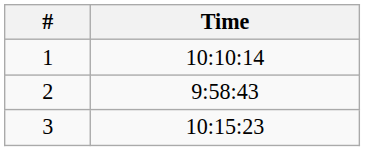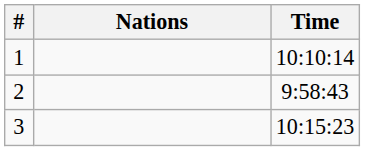+ column: (152, 22)
